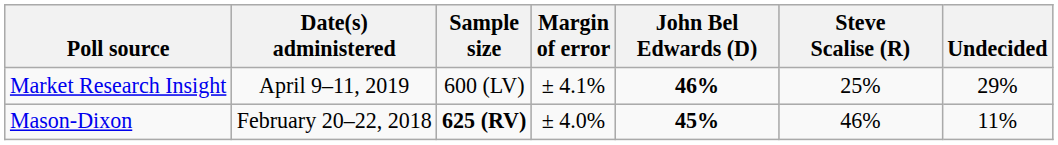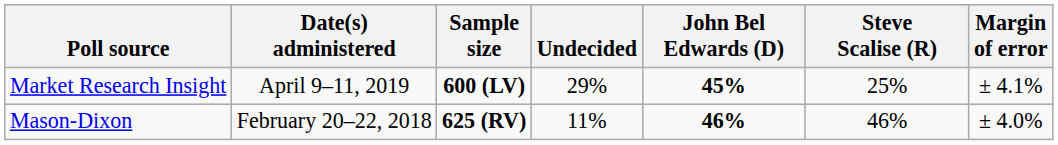columns swapped: (573, 36) <-> (997, 49)
(484, 85) normal -> (484, 85) bold
(697, 85) 46% -> (724, 85) 45%
(697, 121) 45% -> (724, 121) 46%
